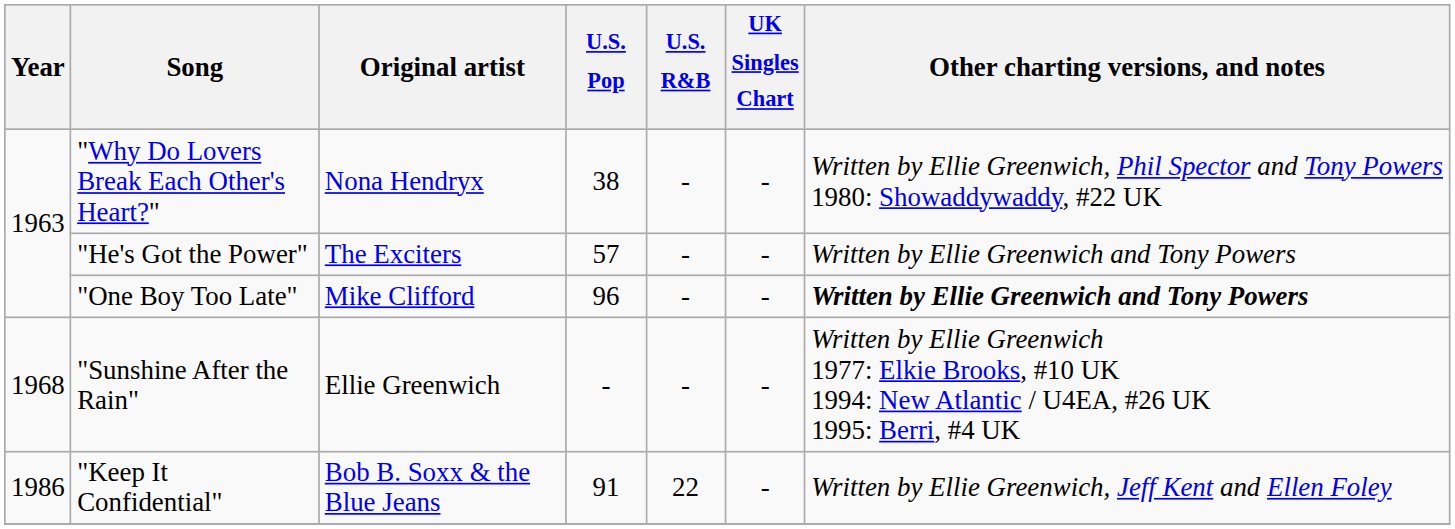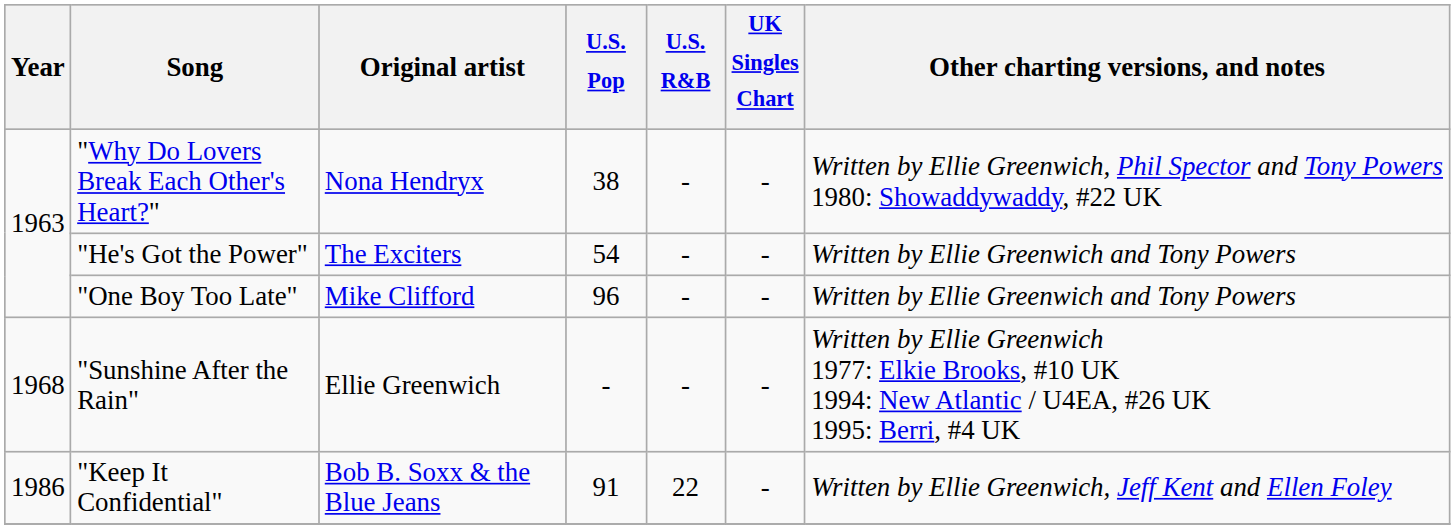(606, 253) 57 -> (606, 253) 54
(1060, 296) bold -> (1054, 296) normal
